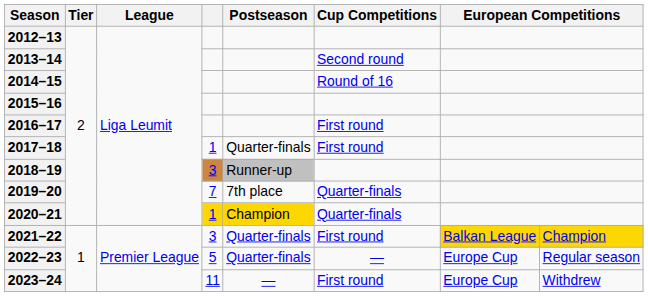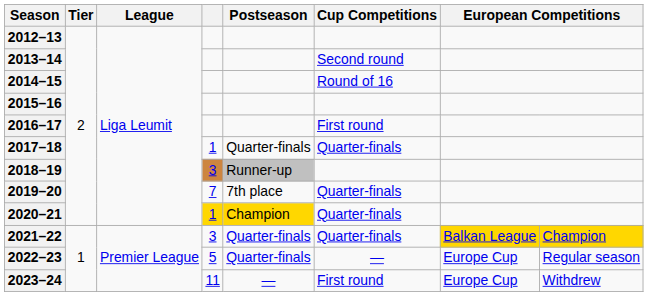(350, 147) First round -> (359, 147) Quarter-finals
(350, 236) First round -> (359, 236) Quarter-finals
